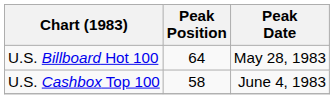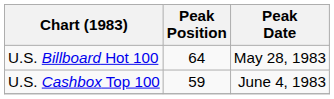(197, 81) 58 -> (197, 81) 59
